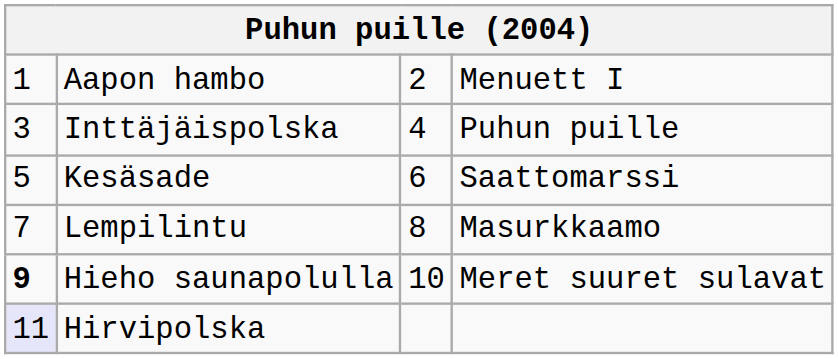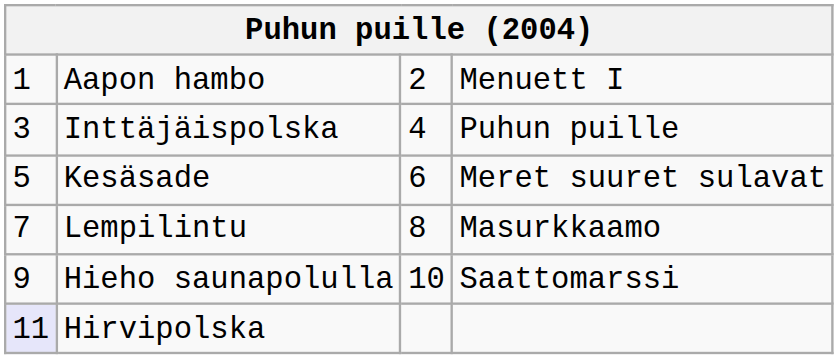(569, 179) Saattomarssi -> (643, 179) Meret suuret sulavat
(22, 279) bold -> (22, 279) normal
(643, 279) Meret suuret sulavat -> (569, 279) Saattomarssi
